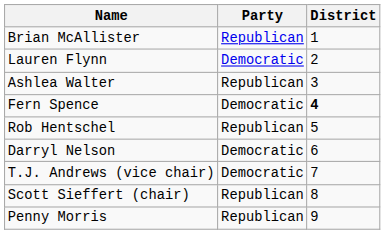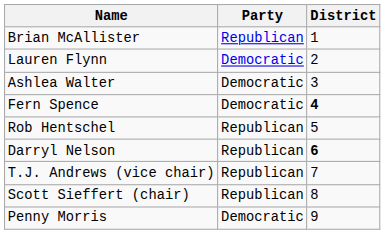(262, 83) Republican -> (262, 83) Democratic
(262, 151) Democratic -> (262, 151) Republican
(315, 151) normal -> (315, 151) bold
(262, 173) Democratic -> (262, 173) Republican
(262, 218) Republican -> (262, 218) Democratic
